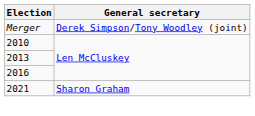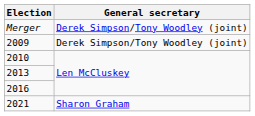+ row: (18, 42)
